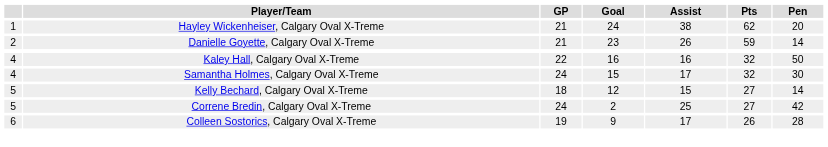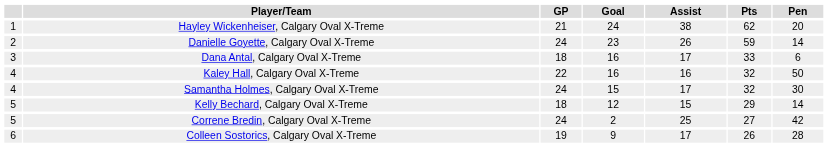(561, 42) 21 -> (561, 42) 24
+ row: (281, 58)
(749, 90) 27 -> (749, 105) 29
